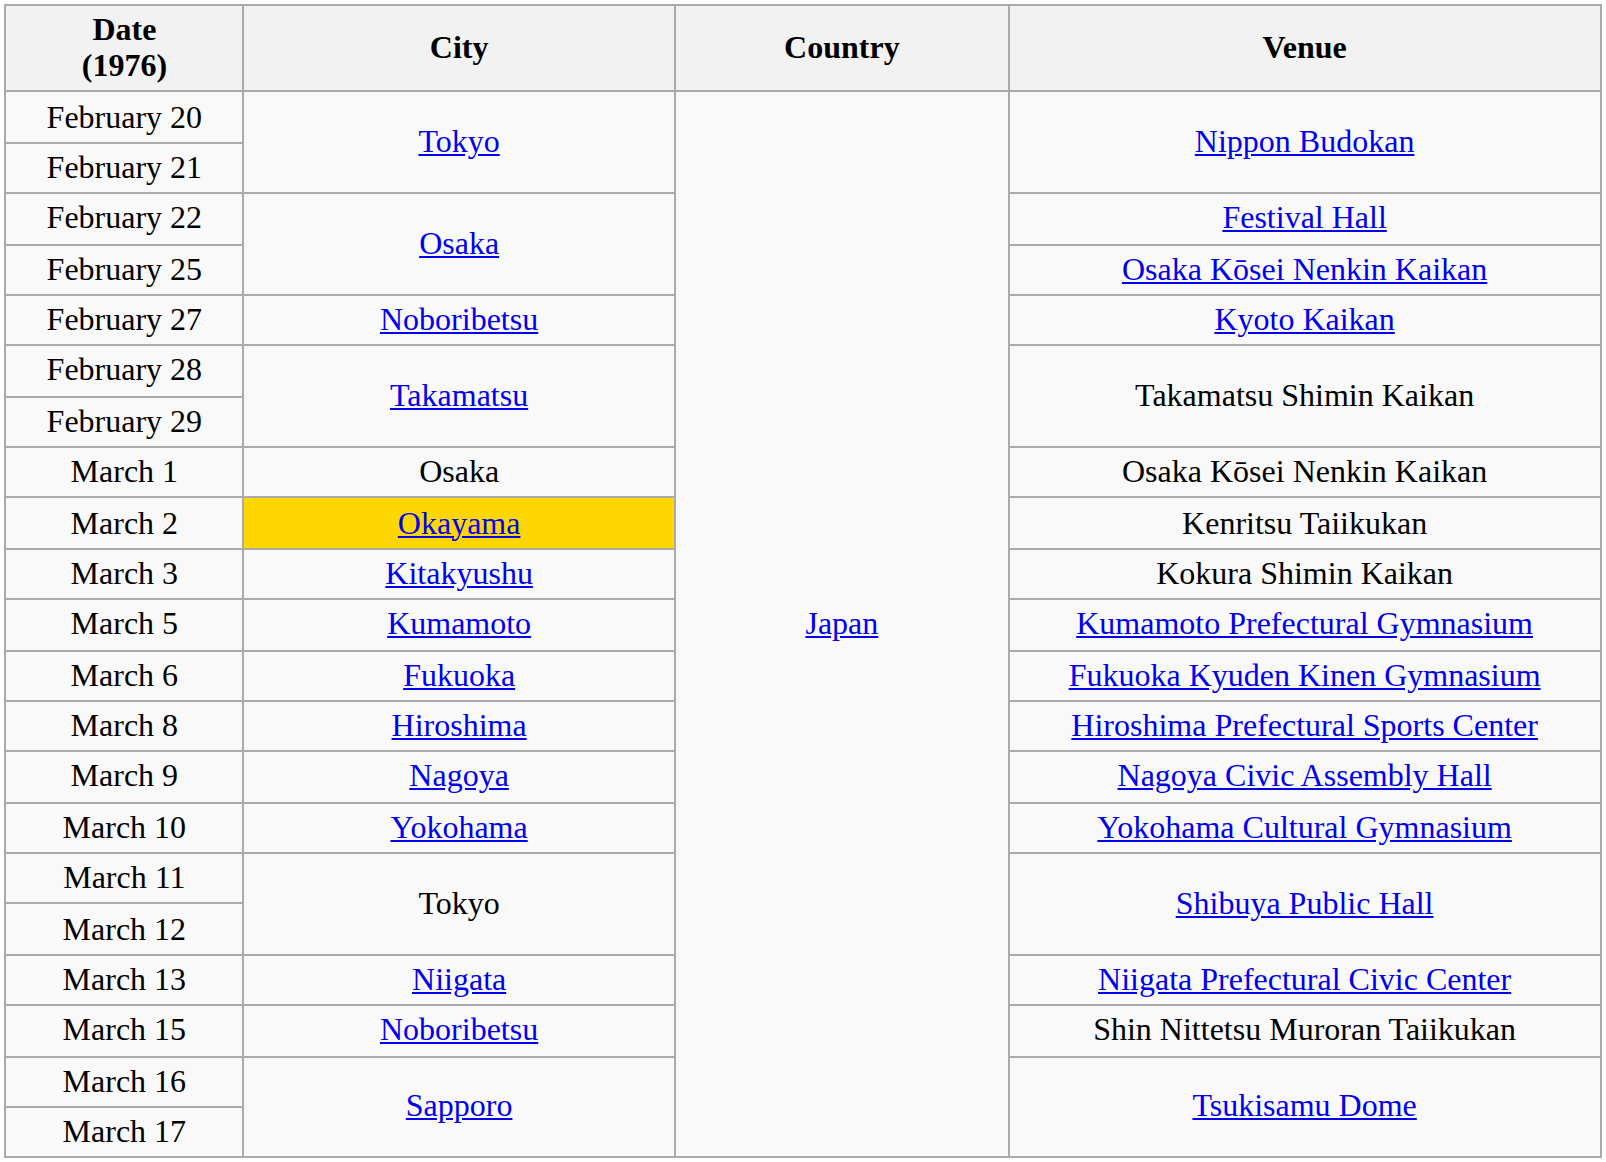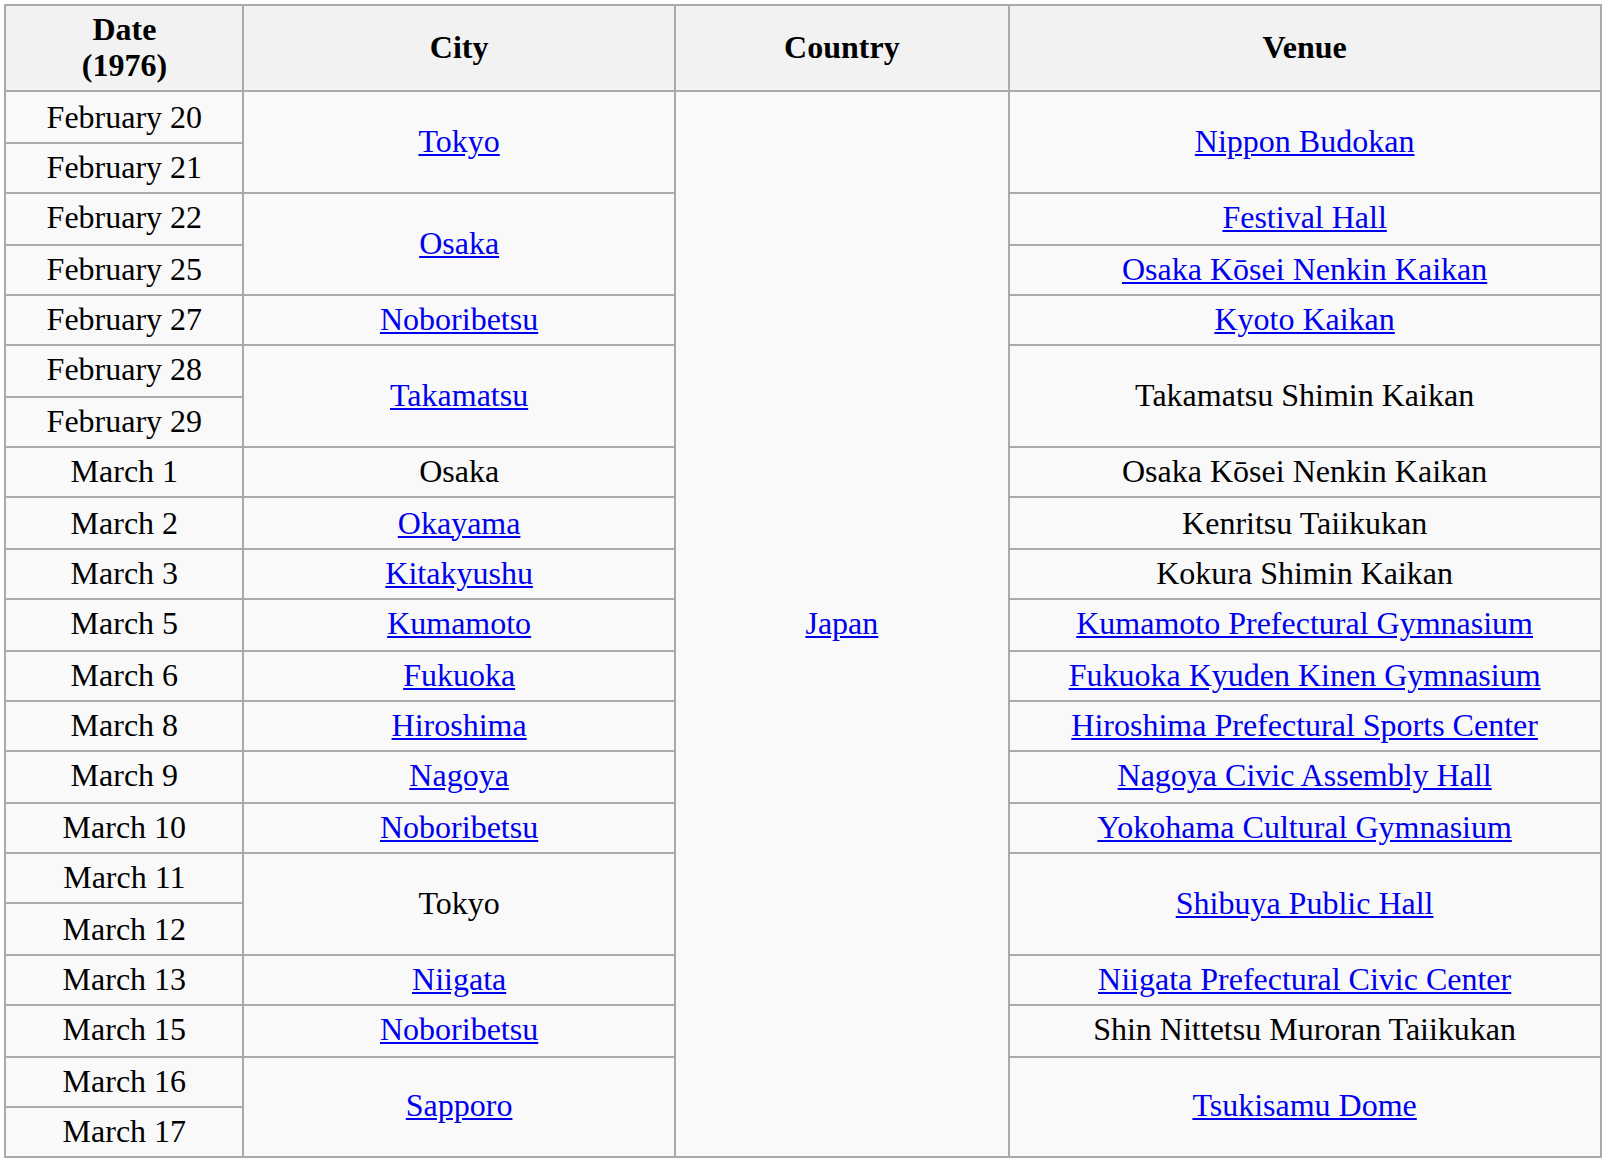(459, 522) gold background -> (459, 522) no background
(459, 827) Yokohama -> (459, 827) Noboribetsu
